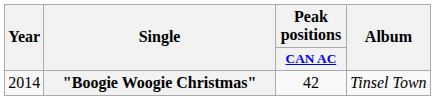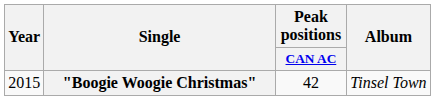(24, 82) 2014 -> (24, 82) 2015
